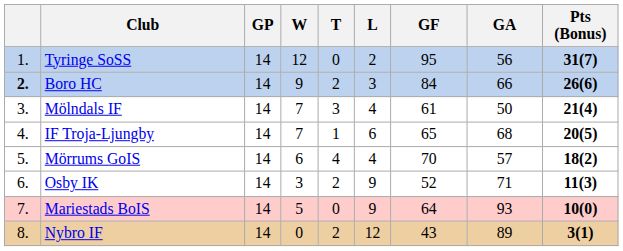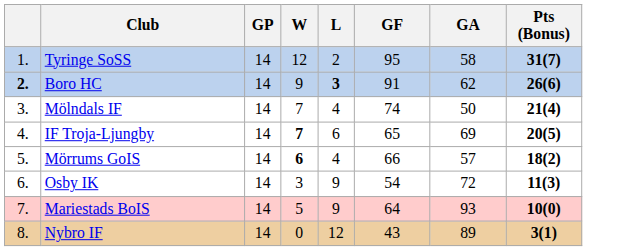- column: (336, 25)
(505, 59) 56 -> (468, 59) 58
(373, 84) normal -> (336, 84) bold
(429, 84) 84 -> (392, 84) 91
(505, 84) 66 -> (468, 84) 62
(429, 109) 61 -> (392, 109) 74
(299, 134) normal -> (299, 134) bold
(505, 134) 68 -> (468, 134) 69
(299, 158) normal -> (299, 158) bold
(429, 158) 70 -> (392, 158) 66
(429, 183) 52 -> (392, 183) 54
(505, 183) 71 -> (468, 183) 72
